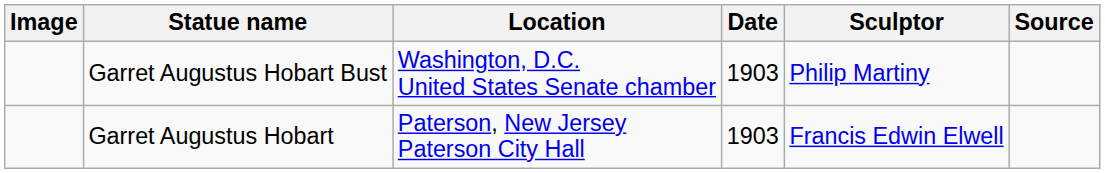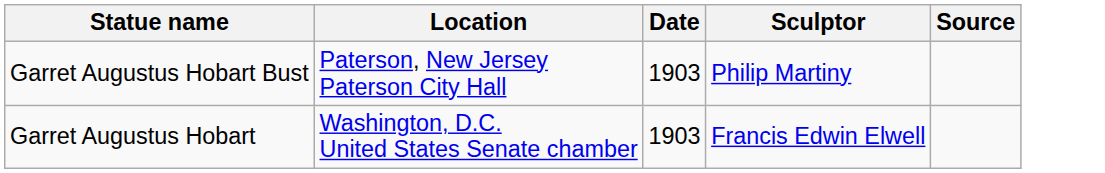- column: (44, 23)
(557, 73) Washington, D.C. United States Senate chamber -> (434, 73) Paterson, New Jersey Paterson City Hall
(512, 136) Paterson, New Jersey Paterson City Hall -> (479, 136) Washington, D.C. United States Senate chamber
